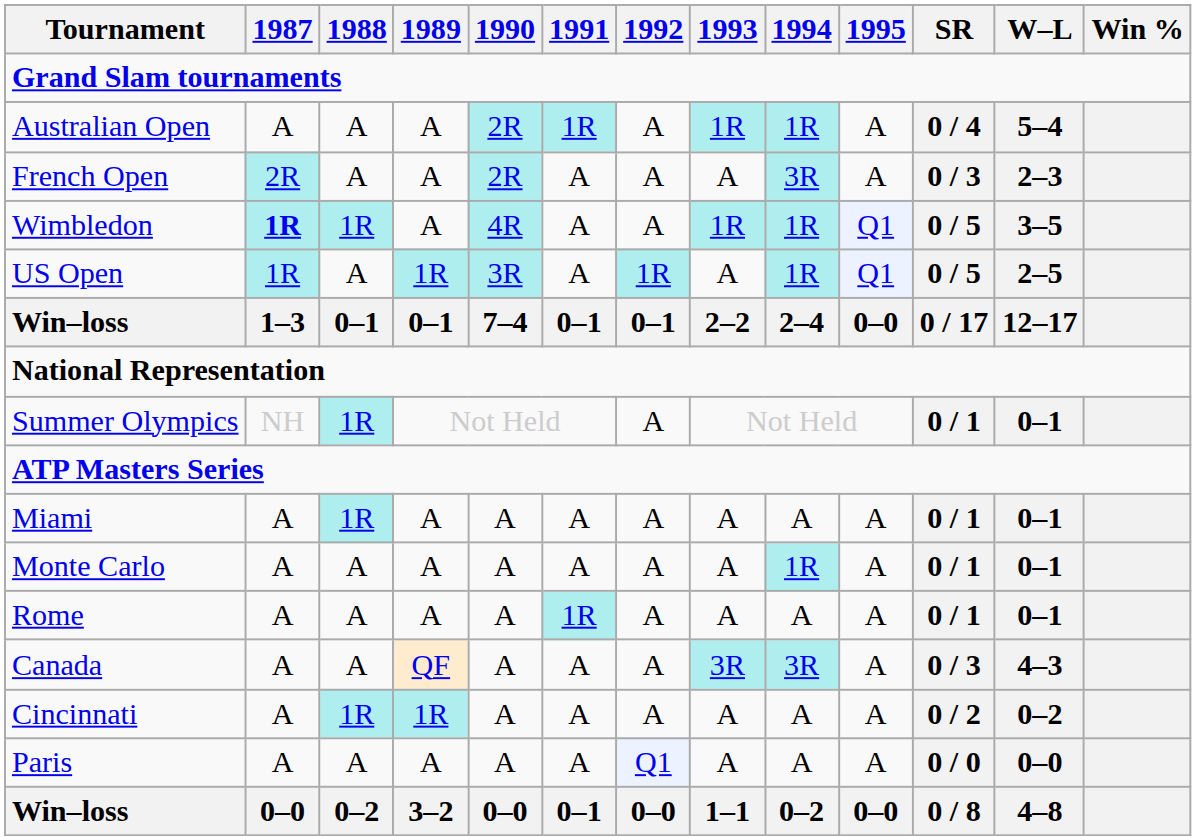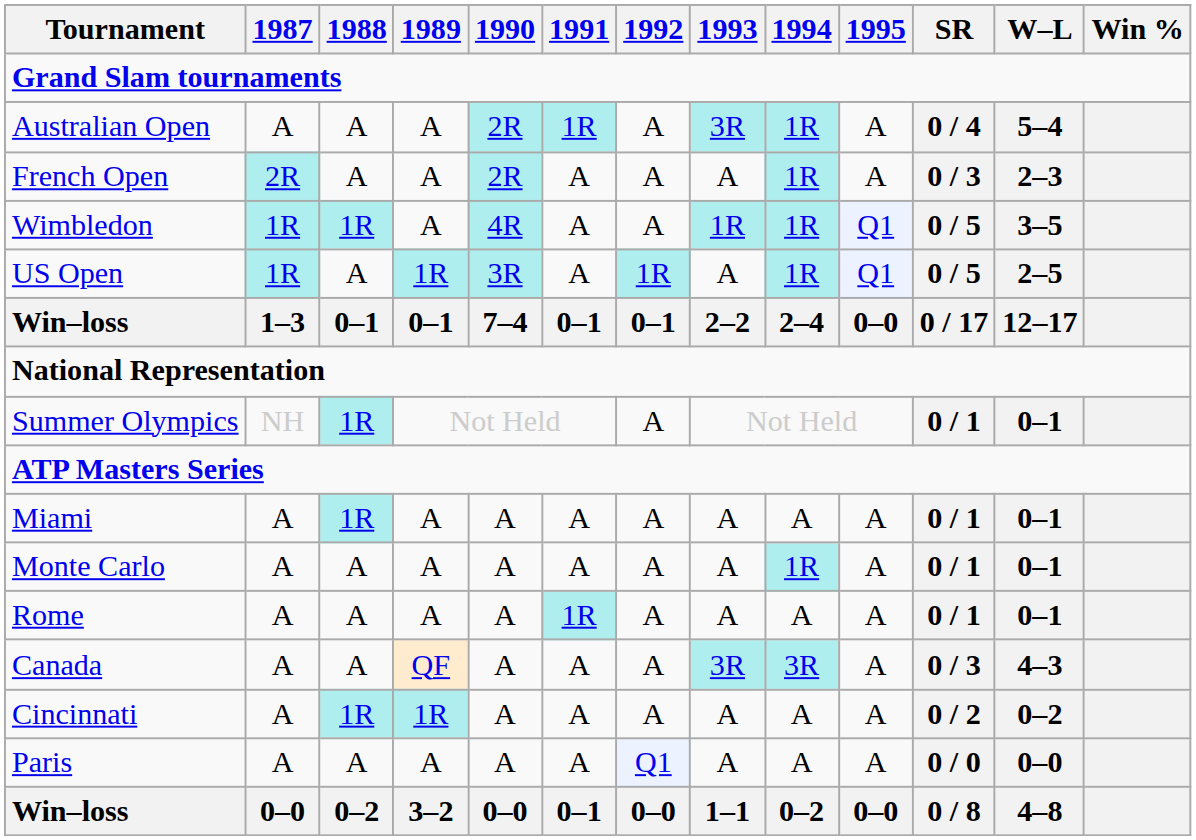(727, 126) 1R -> (727, 126) 3R
(802, 175) 3R -> (802, 175) 1R
(283, 223) bold -> (283, 223) normal
